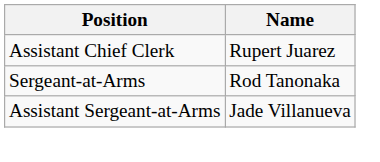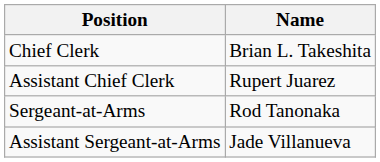+ row: (54, 50)
